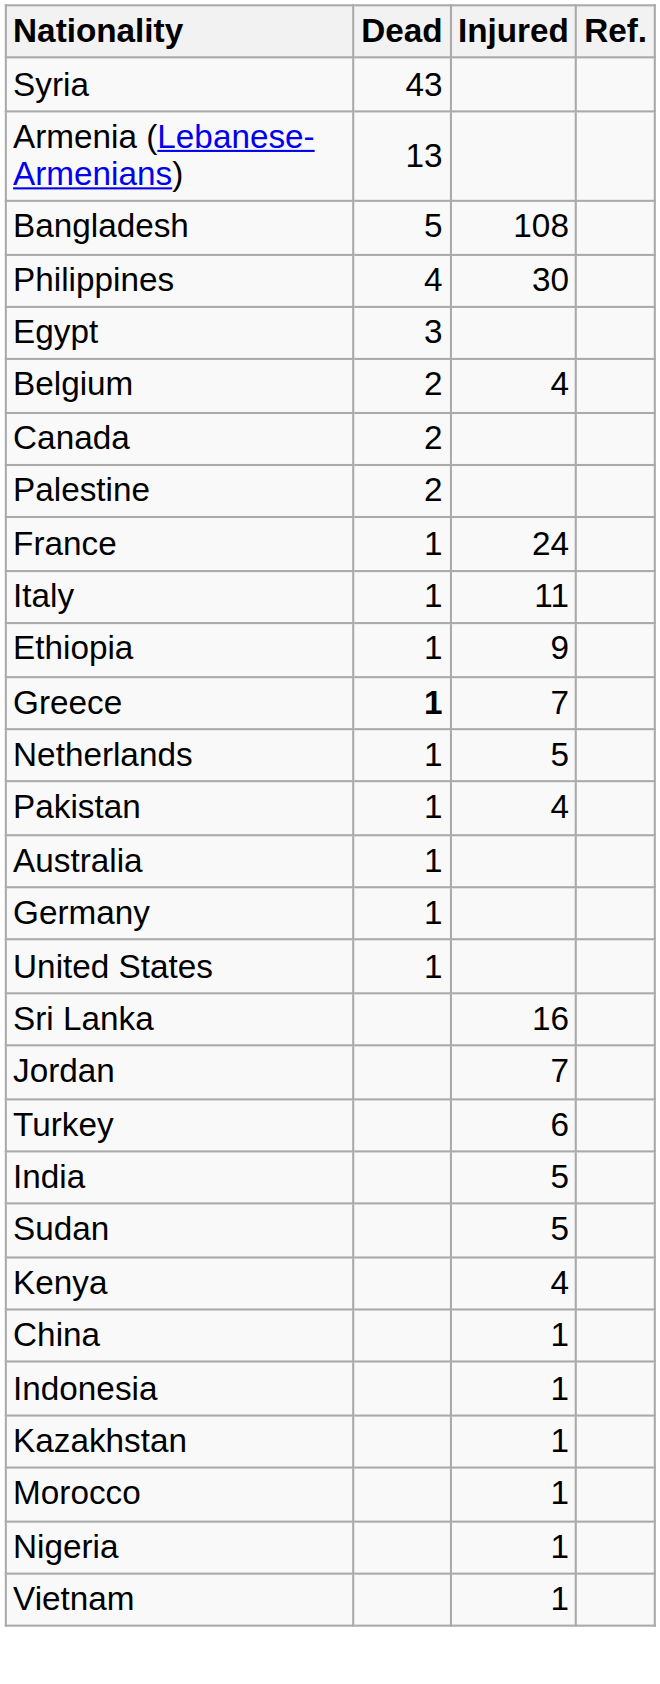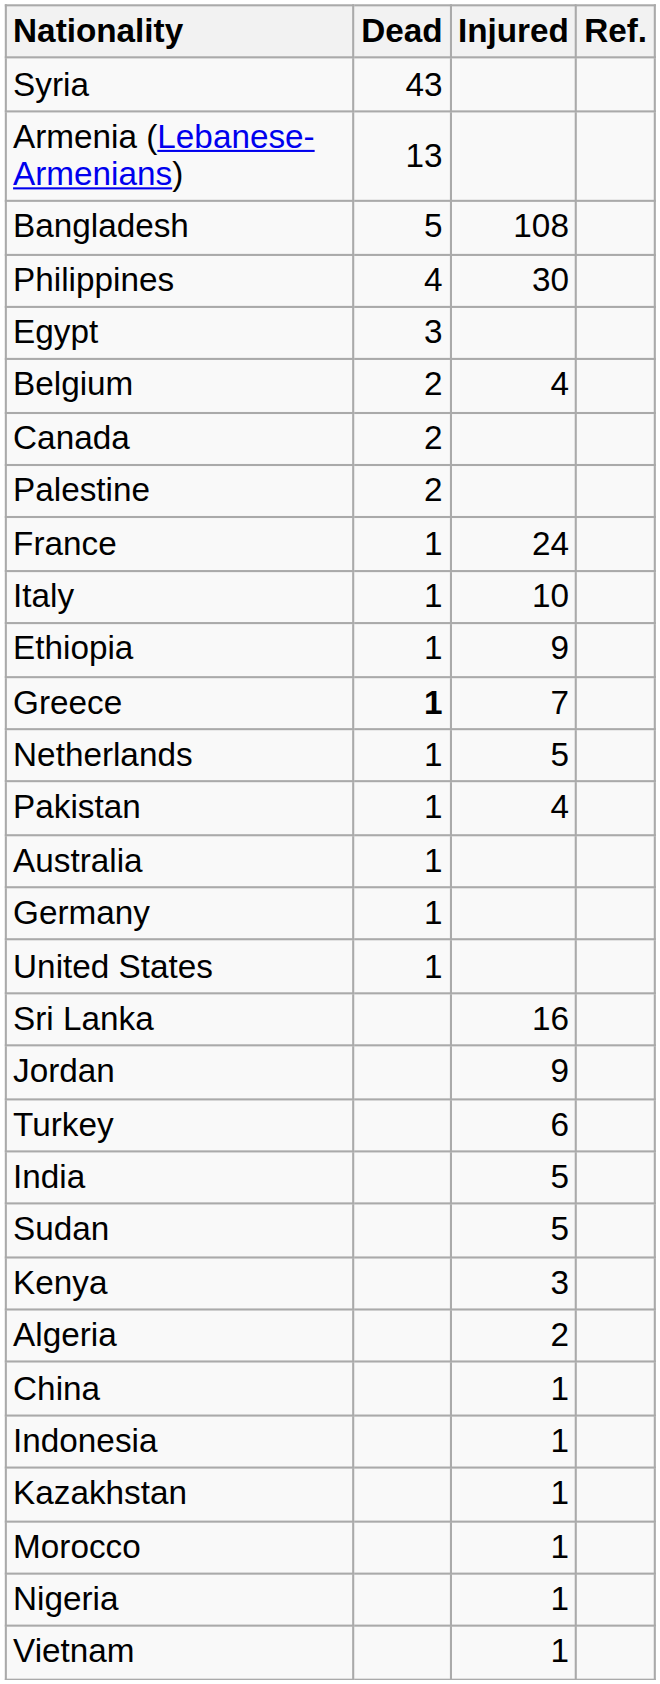(552, 596) 11 -> (550, 596) 10
(560, 1071) 7 -> (560, 1071) 9
(560, 1282) 4 -> (560, 1282) 3
+ row: (65, 1335)
